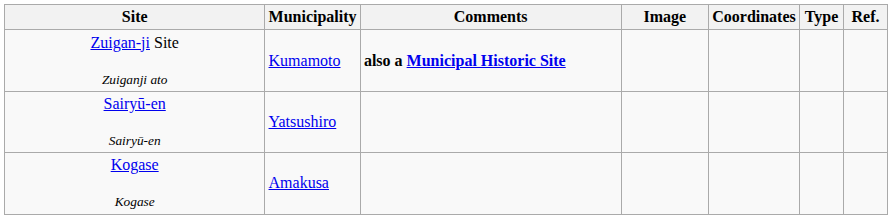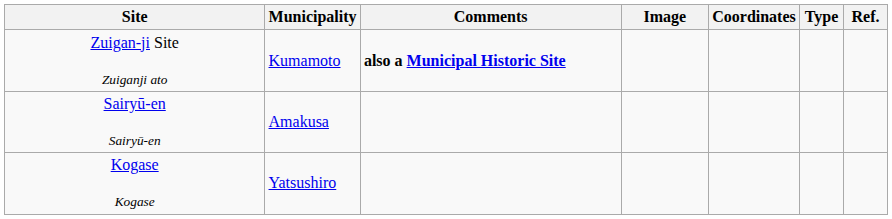(302, 121) Yatsushiro -> (299, 121) Amakusa
(299, 183) Amakusa -> (302, 183) Yatsushiro
